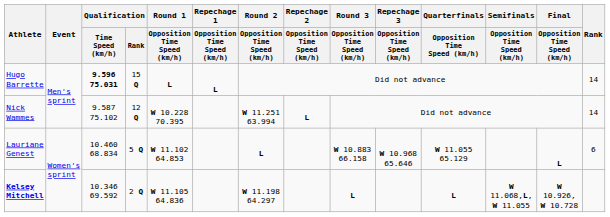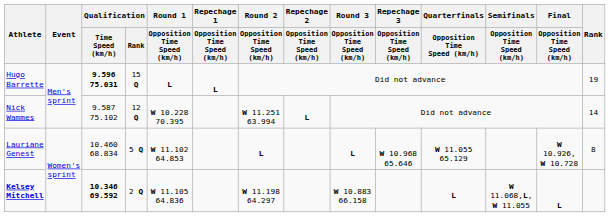(593, 80) 14 -> (593, 80) 19
(353, 154) W 10.883 66.158 -> (353, 154) L
(559, 164) L -> (559, 154) W 10.926, W 10.728
(593, 149) 6 -> (593, 149) 8
(104, 191) normal -> (104, 191) bold
(353, 196) L -> (353, 196) W 10.883 66.158
(559, 196) W 10.926, W 10.728 -> (559, 205) L
